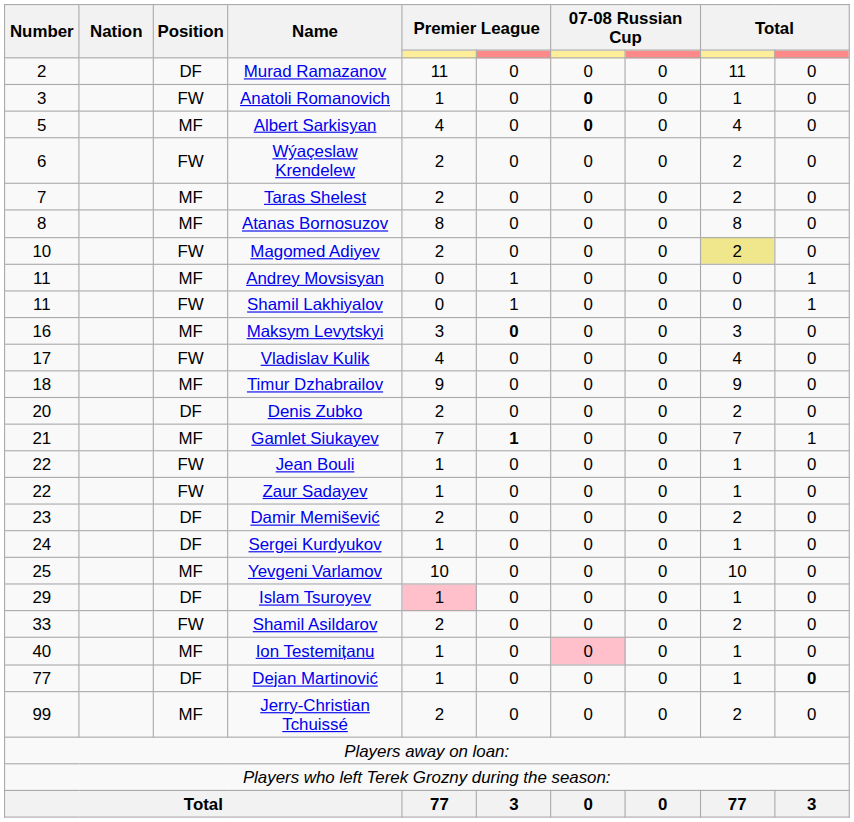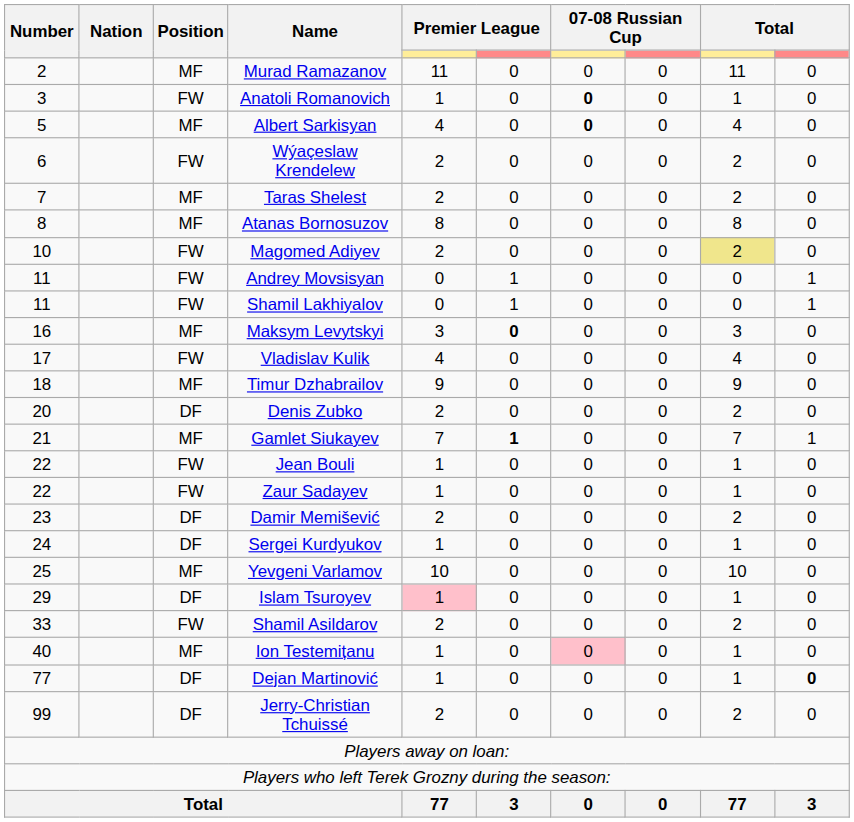(191, 72) DF -> (191, 72) MF
(191, 277) MF -> (191, 277) FW
(191, 714) MF -> (191, 714) DF
